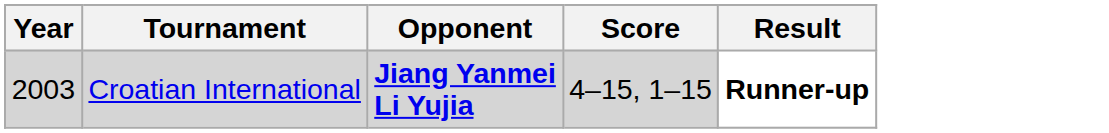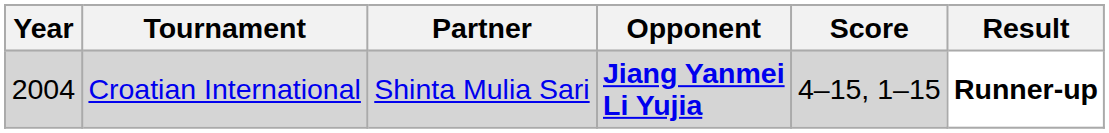+ column: (482, 28)
(43, 89) 2003 -> (43, 89) 2004
